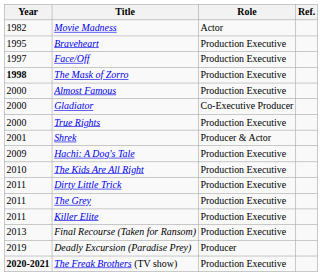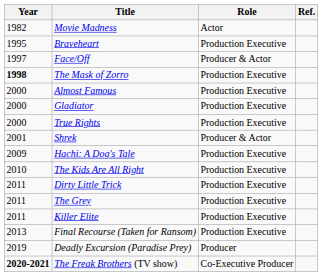(243, 59) Production Executive -> (236, 59) Producer & Actor
(247, 106) Co-Executive Producer -> (243, 106) Production Executive
(243, 264) Production Executive -> (247, 264) Co-Executive Producer
